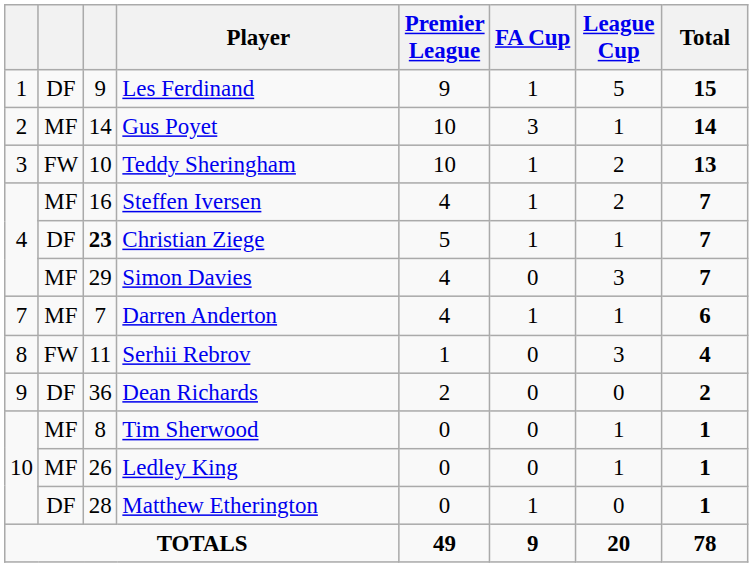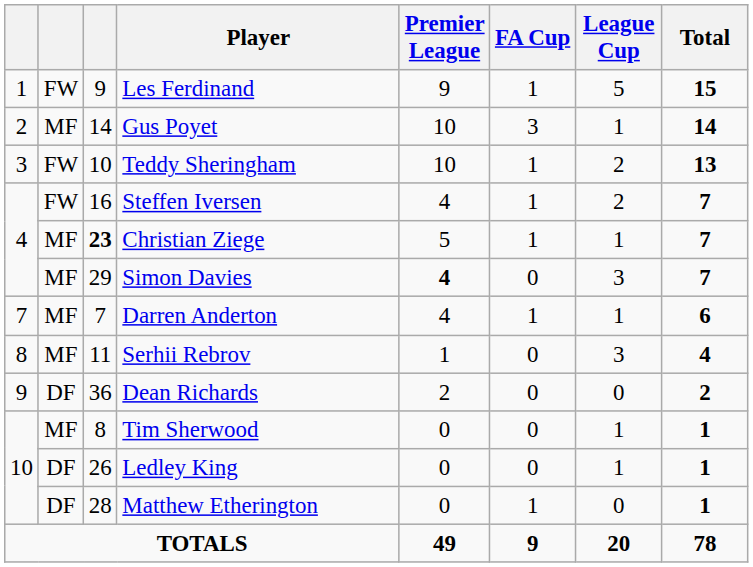(61, 88) DF -> (61, 88) FW
(61, 202) MF -> (61, 202) FW
(61, 240) DF -> (61, 240) MF
(444, 277) normal -> (444, 277) bold
(61, 353) FW -> (61, 353) MF
(61, 467) MF -> (61, 467) DF
